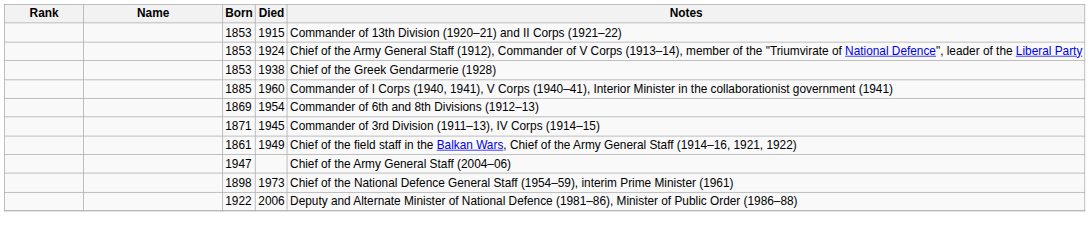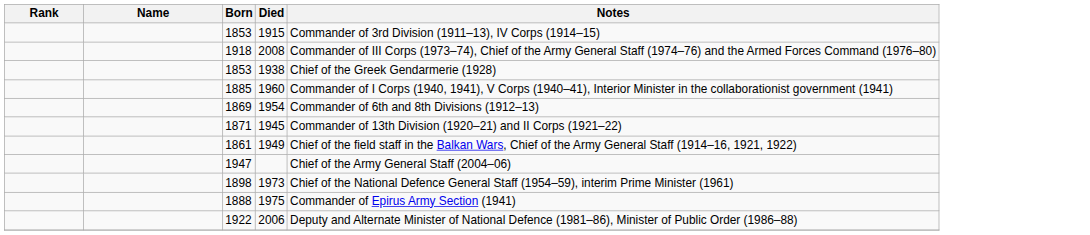(456, 32) Commander of 13th Division (1920–21) and II Corps (1921–22) -> (445, 32) Commander of 3rd Division (1911–13), IV Corps (1914–15)
- row: (238, 51)
+ row: (238, 51)
(445, 126) Commander of 3rd Division (1911–13), IV Corps (1914–15) -> (456, 126) Commander of 13th Division (1920–21) and II Corps (1921–22)
+ row: (238, 201)
